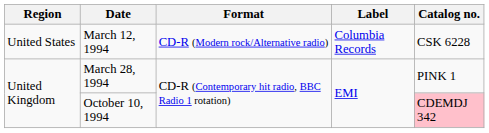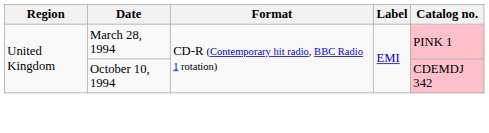- row: (110, 41)
(437, 75) no background -> (433, 41) pink background
